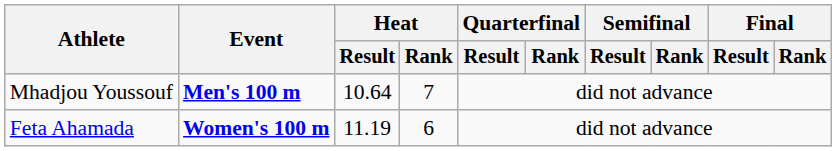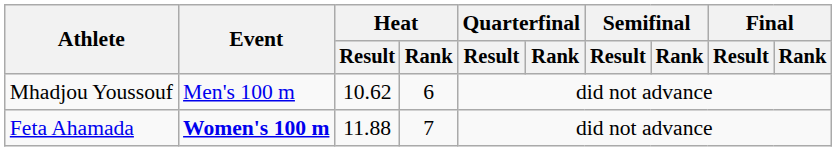(242, 92) bold -> (239, 92) normal
(367, 92) 10.64 -> (367, 92) 10.62
(429, 92) 7 -> (429, 92) 6
(367, 127) 11.19 -> (367, 127) 11.88
(429, 127) 6 -> (429, 127) 7
